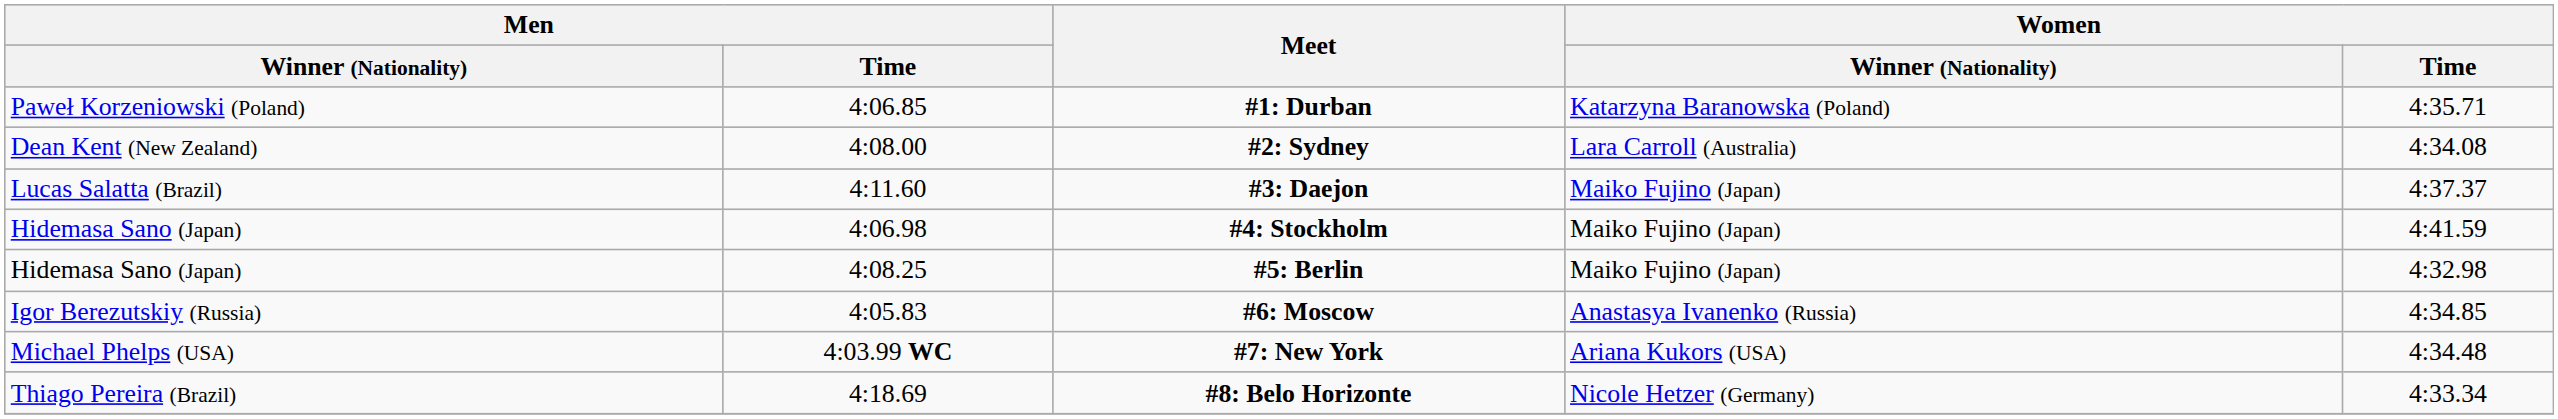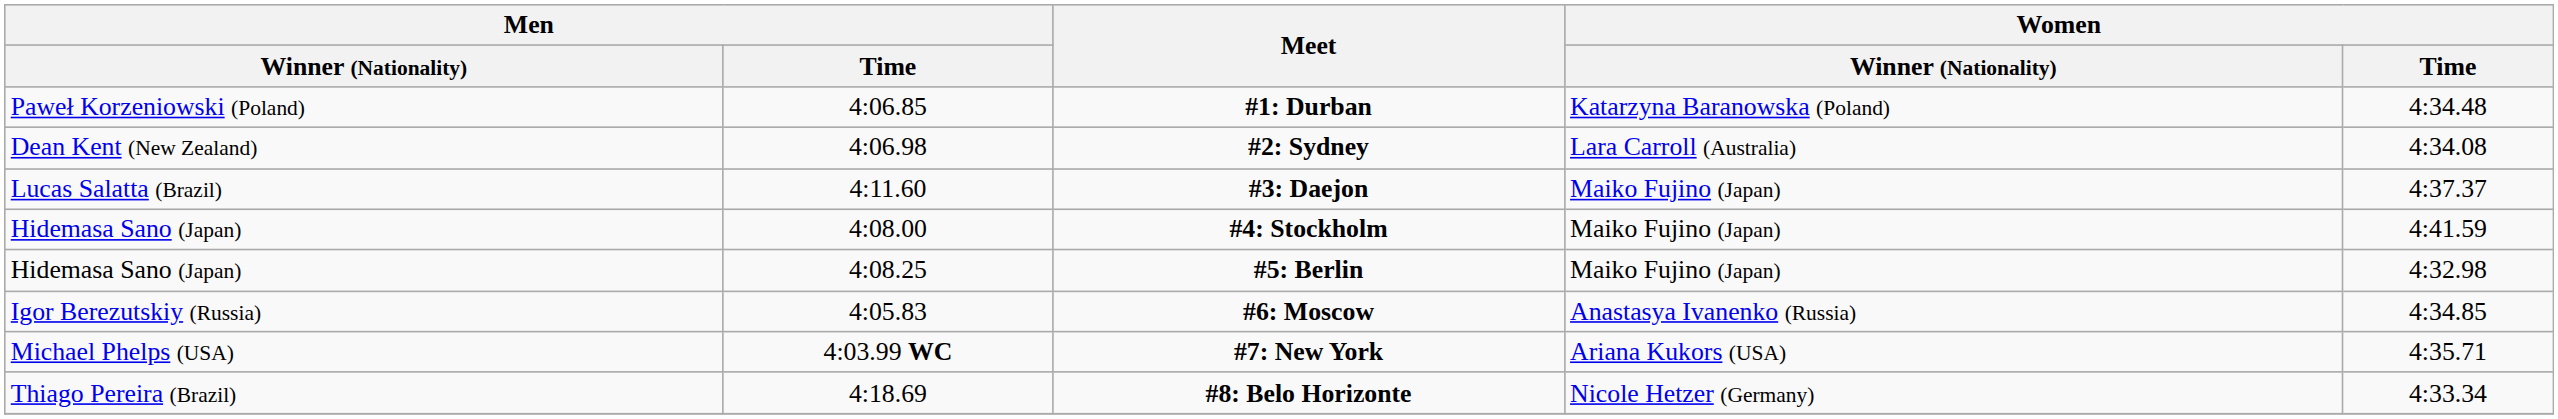(2448, 106) 4:35.71 -> (2448, 106) 4:34.48
(888, 147) 4:08.00 -> (888, 147) 4:06.98
(888, 229) 4:06.98 -> (888, 229) 4:08.00
(2448, 351) 4:34.48 -> (2448, 351) 4:35.71
